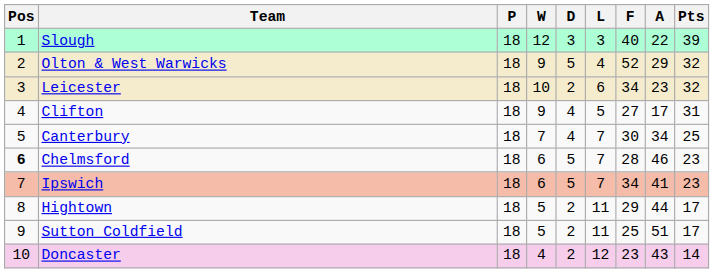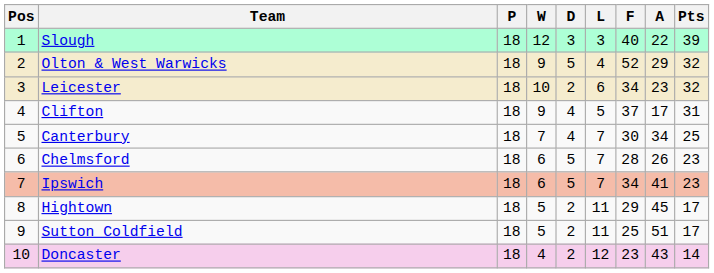(630, 112) 27 -> (630, 112) 37
(21, 160) bold -> (21, 160) normal
(660, 160) 46 -> (660, 160) 26
(660, 208) 44 -> (660, 208) 45
